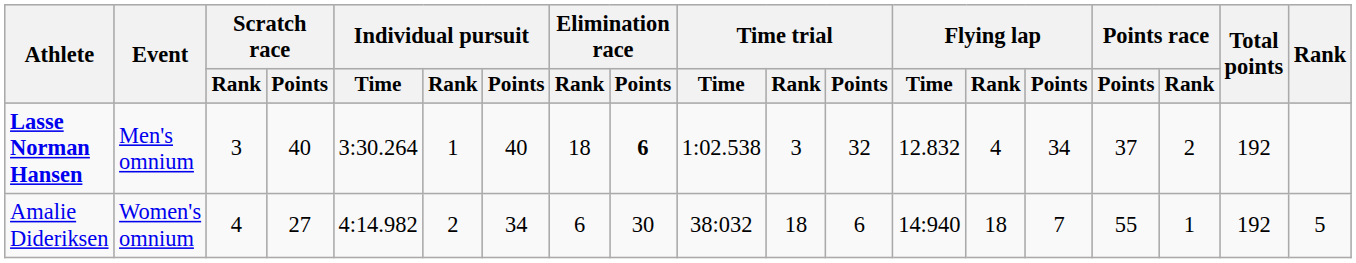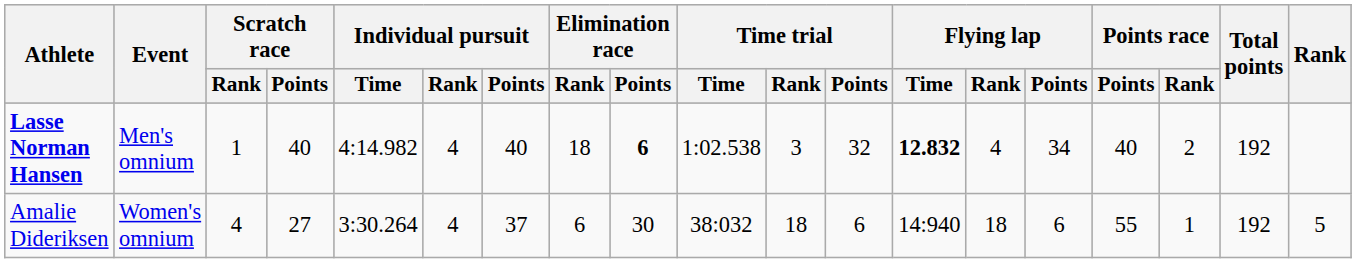(236, 148) 3 -> (236, 148) 1
(378, 148) 3:30.264 -> (378, 148) 4:14.982
(453, 148) 1 -> (453, 148) 4
(929, 148) normal -> (929, 148) bold
(1126, 148) 37 -> (1126, 148) 40
(378, 225) 4:14.982 -> (378, 225) 3:30.264
(453, 225) 2 -> (453, 225) 4
(516, 225) 34 -> (516, 225) 37
(1059, 225) 7 -> (1059, 225) 6
